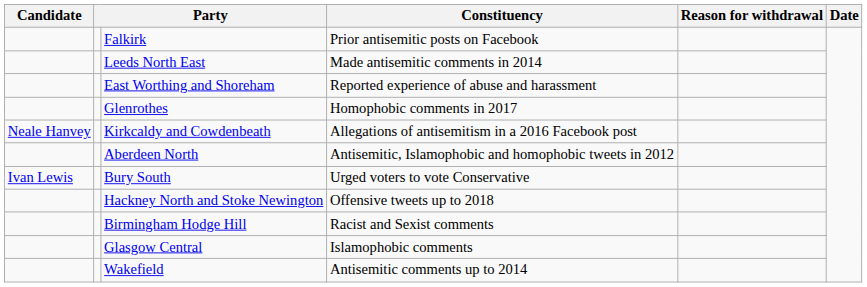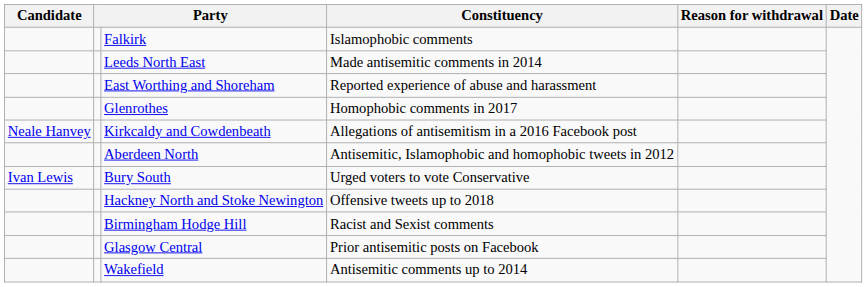(434, 39) Prior antisemitic posts on Facebook -> (401, 39) Islamophobic comments
(401, 246) Islamophobic comments -> (434, 246) Prior antisemitic posts on Facebook
